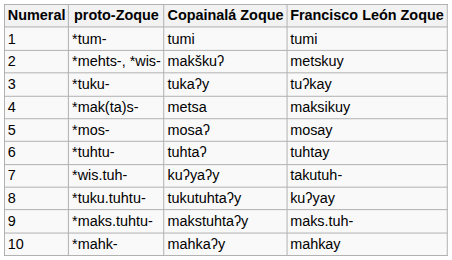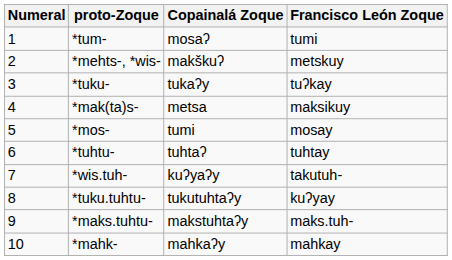(181, 38) tumi -> (189, 38) mosaʔ
(189, 130) mosaʔ -> (181, 130) tumi
